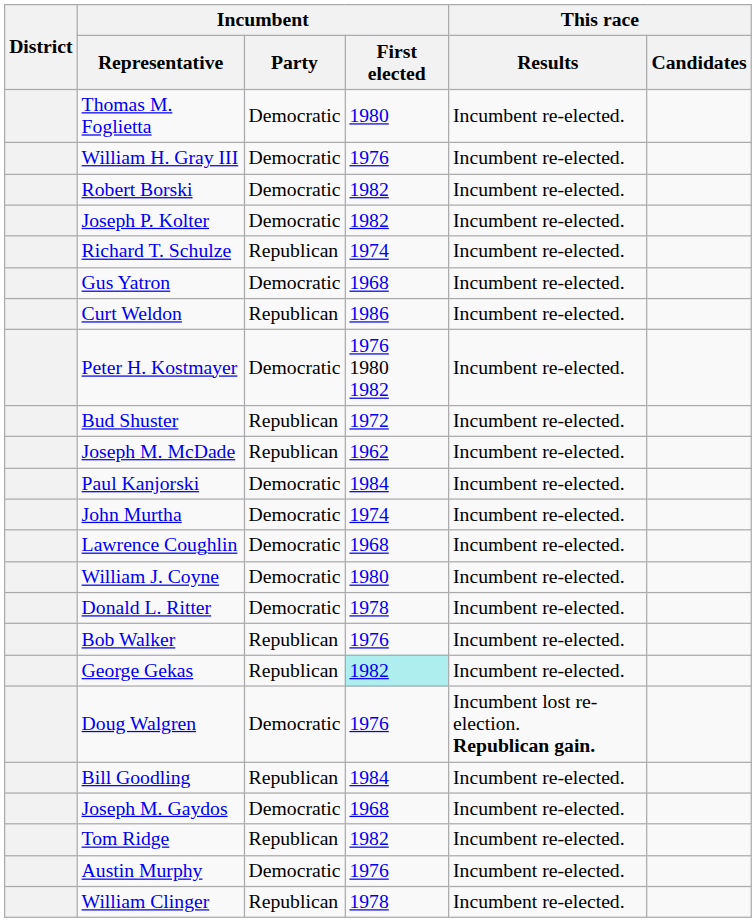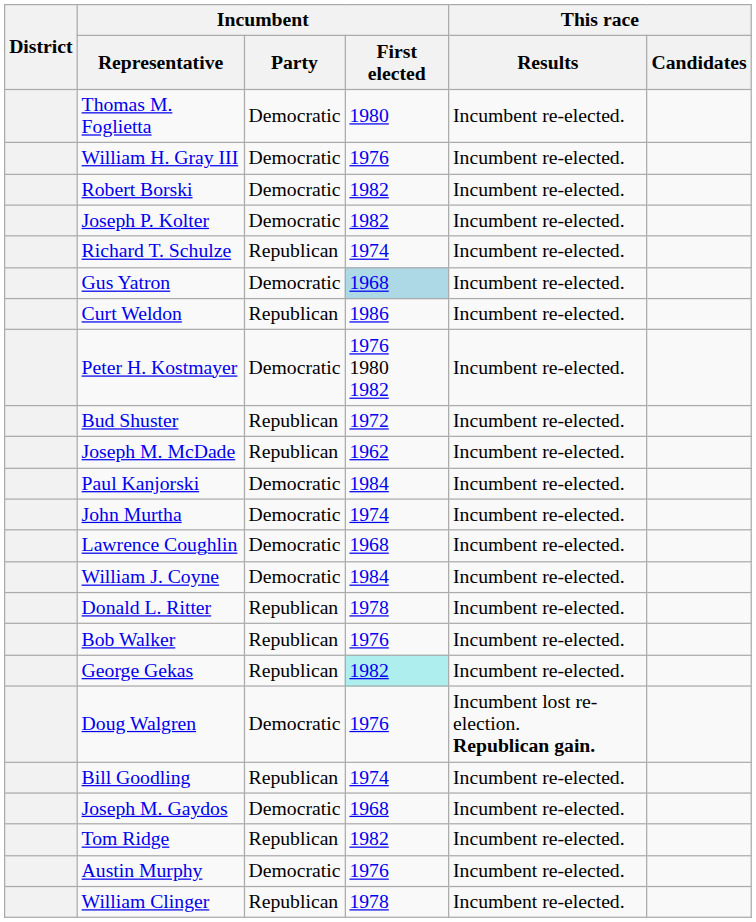(369, 282) no background -> (369, 282) lightblue background
(369, 576) 1980 -> (369, 576) 1984
(294, 608) Democratic -> (293, 608) Republican
(369, 777) 1984 -> (369, 777) 1974
